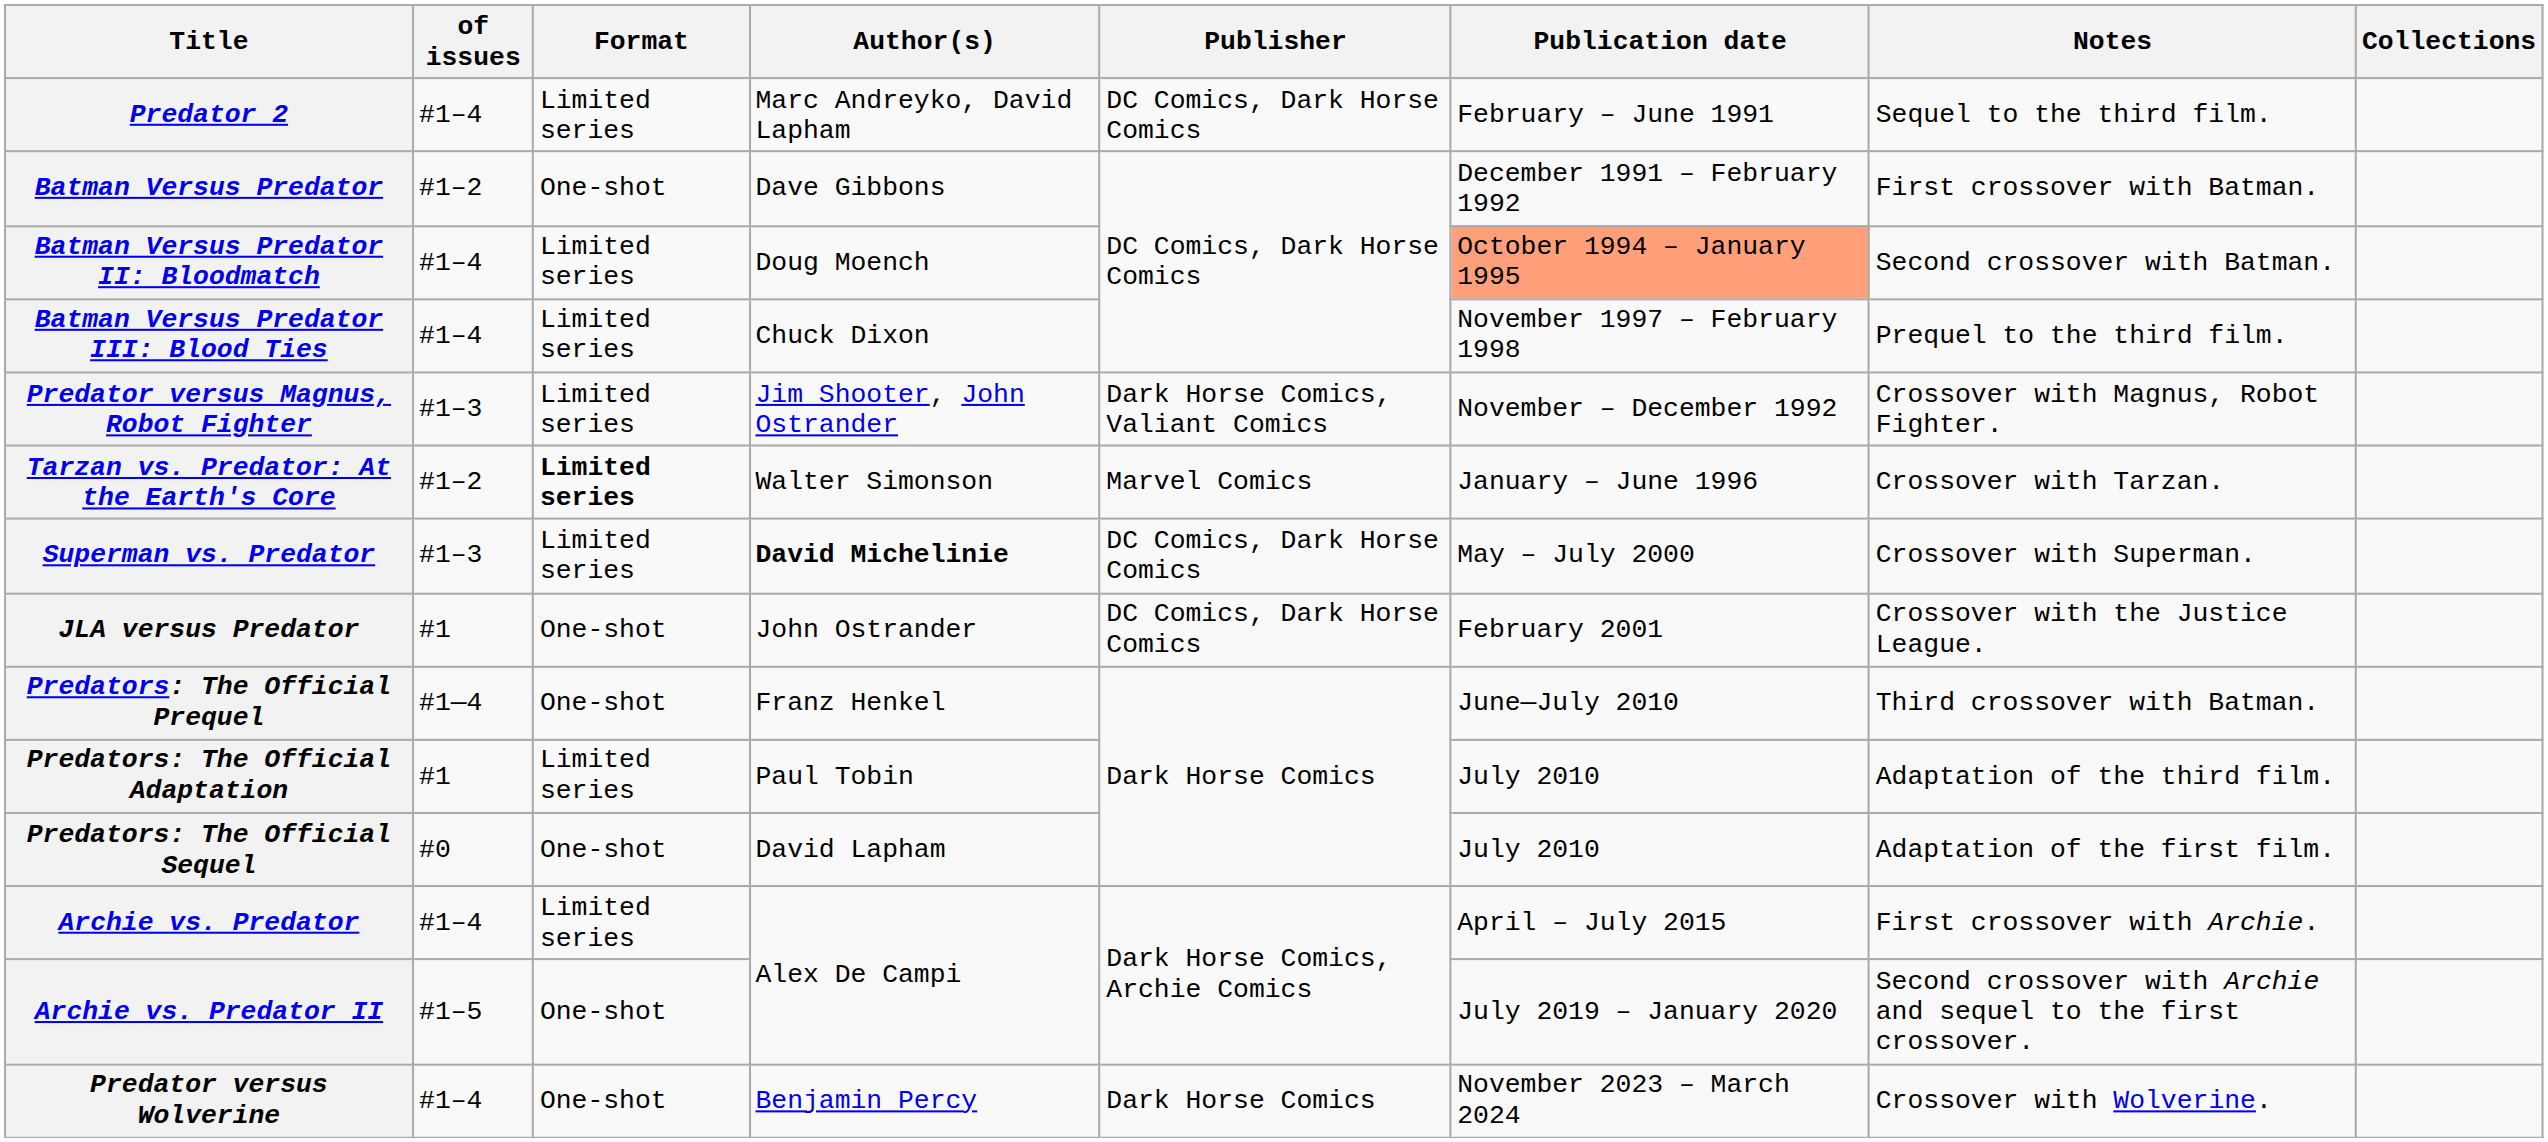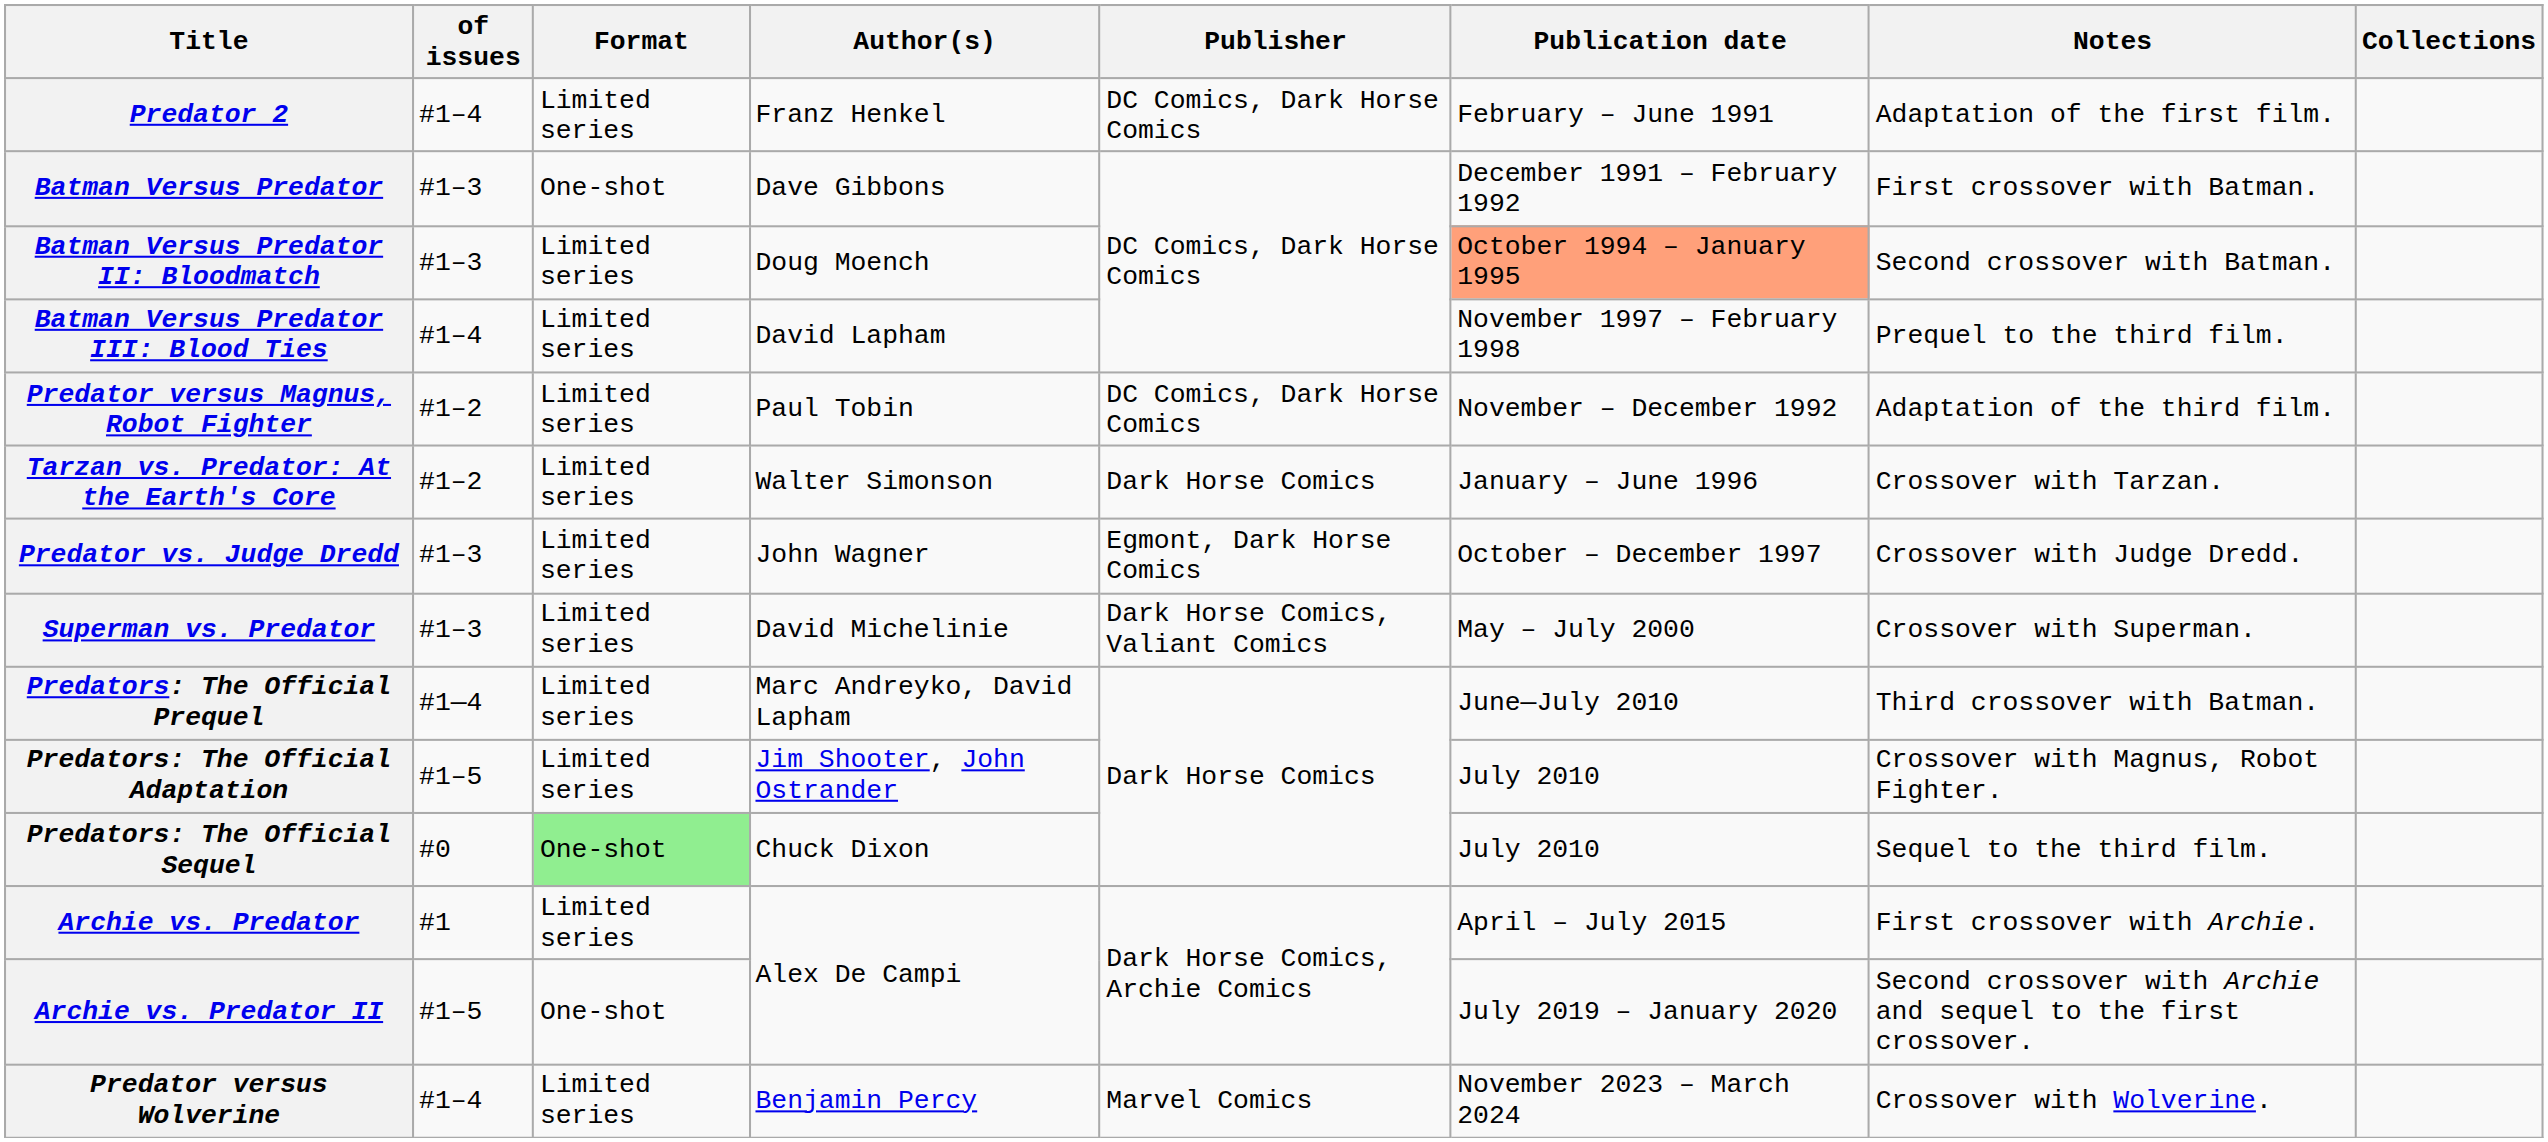(914, 115) Marc Andreyko, David Lapham -> (851, 115) Franz Henkel
(2074, 115) Sequel to the third film. -> (2105, 115) Adaptation of the first film.
(451, 189) #1–2 -> (451, 189) #1–3
(451, 262) #1–4 -> (451, 262) #1–3
(843, 336) Chuck Dixon -> (851, 336) David Lapham
(451, 409) #1–3 -> (451, 409) #1–2
(890, 409) Jim Shooter, John Ostrander -> (835, 409) Paul Tobin
(1249, 409) Dark Horse Comics, Valiant Comics -> (1273, 409) DC Comics, Dark Horse Comics
(2098, 409) Crossover with Magnus, Robot Fighter. -> (2105, 409) Adaptation of the third film.
(595, 483) bold -> (595, 483) normal
(1209, 483) Marvel Comics -> (1241, 483) Dark Horse Comics
+ row: (209, 556)
(882, 556) bold -> (882, 629) normal
(1273, 556) DC Comics, Dark Horse Comics -> (1249, 629) Dark Horse Comics, Valiant Comics
- row: (209, 629)
(603, 703) One-shot -> (595, 703) Limited series
(851, 703) Franz Henkel -> (914, 703) Marc Andreyko, David Lapham
(435, 776) #1 -> (451, 776) #1–5
(835, 776) Paul Tobin -> (890, 776) Jim Shooter, John Ostrander
(2105, 776) Adaptation of the third film. -> (2098, 776) Crossover with Magnus, Robot Fighter.
(603, 850) no background -> (603, 850) lightgreen background
(851, 850) David Lapham -> (843, 850) Chuck Dixon
(2105, 850) Adaptation of the first film. -> (2074, 850) Sequel to the third film.
(451, 923) #1–4 -> (435, 923) #1
(603, 1101) One-shot -> (595, 1101) Limited series
(1241, 1101) Dark Horse Comics -> (1209, 1101) Marvel Comics
